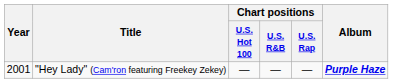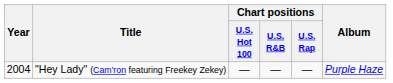(19, 70) 2001 -> (19, 70) 2004
(355, 70) bold -> (354, 70) normal
